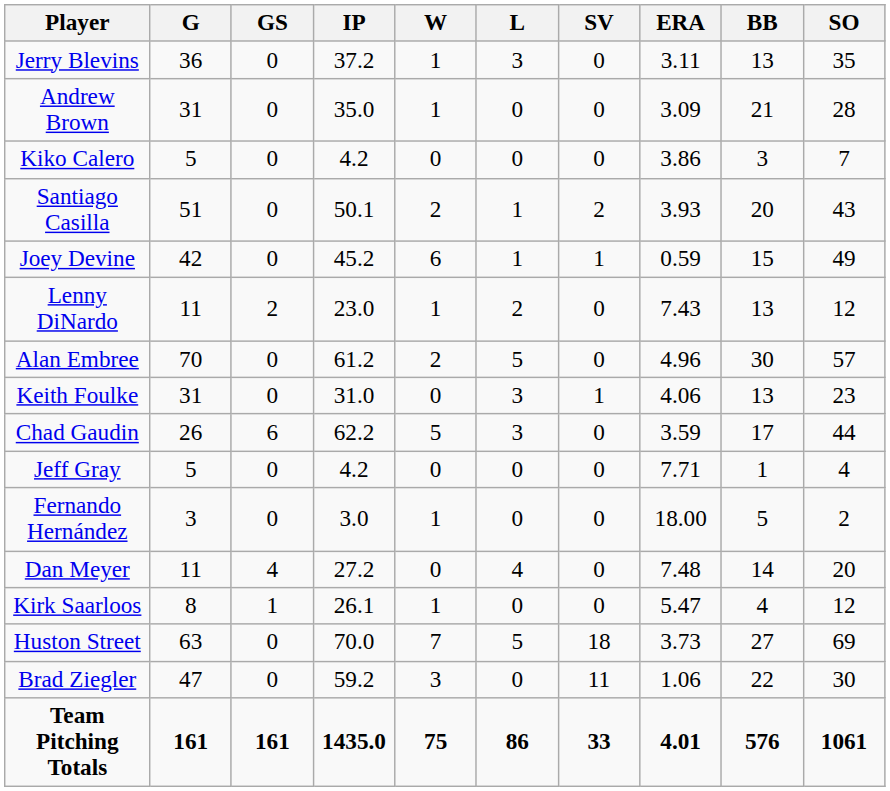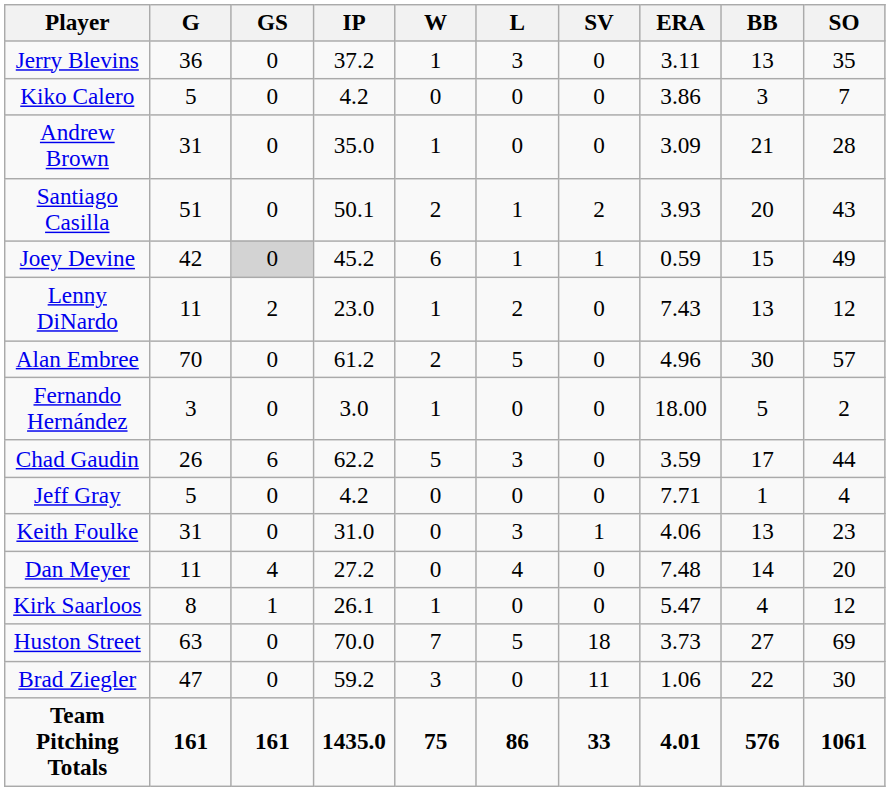rows swapped: (77, 109) <-> (77, 159)
(272, 259) no background -> (272, 259) lightgrey background
rows swapped: (77, 395) <-> (77, 518)
